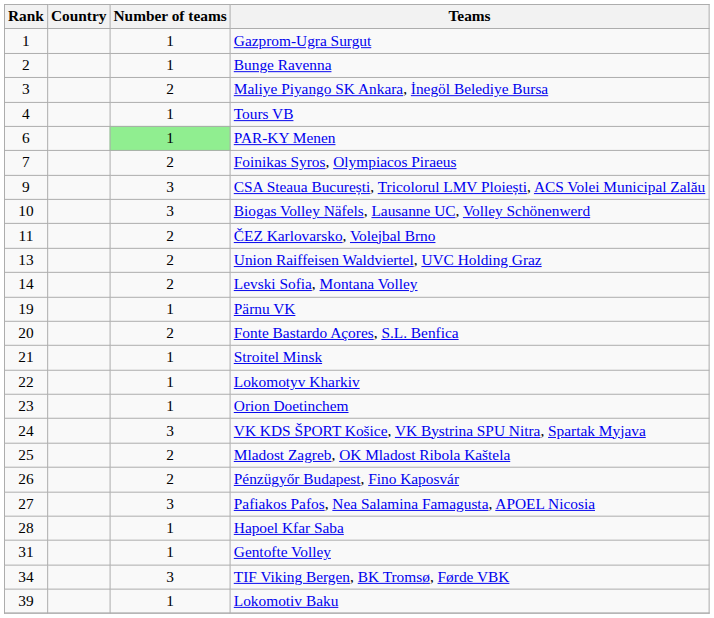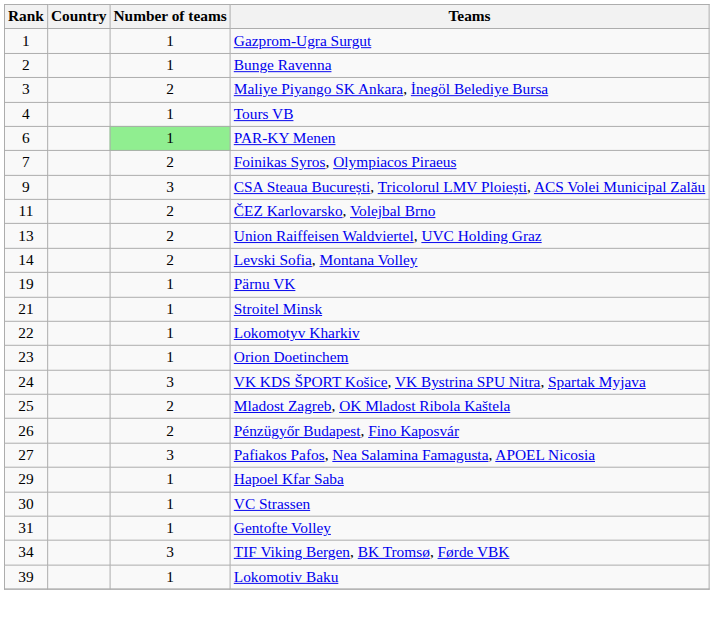- row: (412, 211)
- row: (346, 333)
(26, 528) 28 -> (26, 479) 29
+ row: (272, 503)
